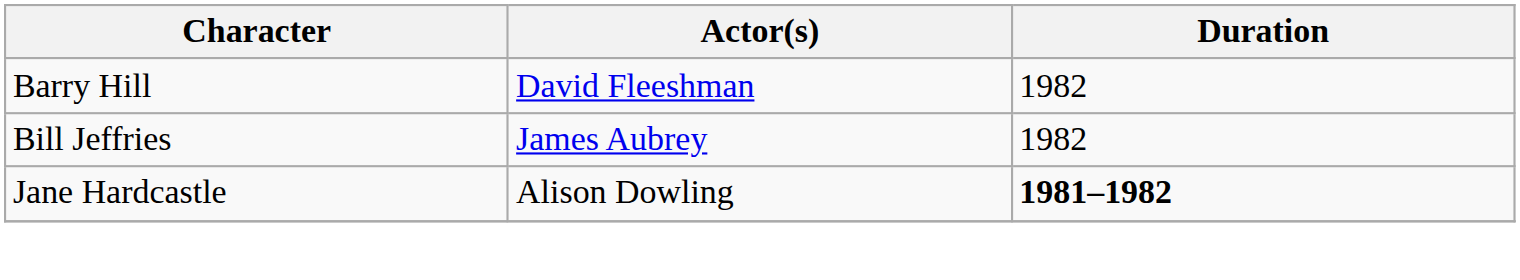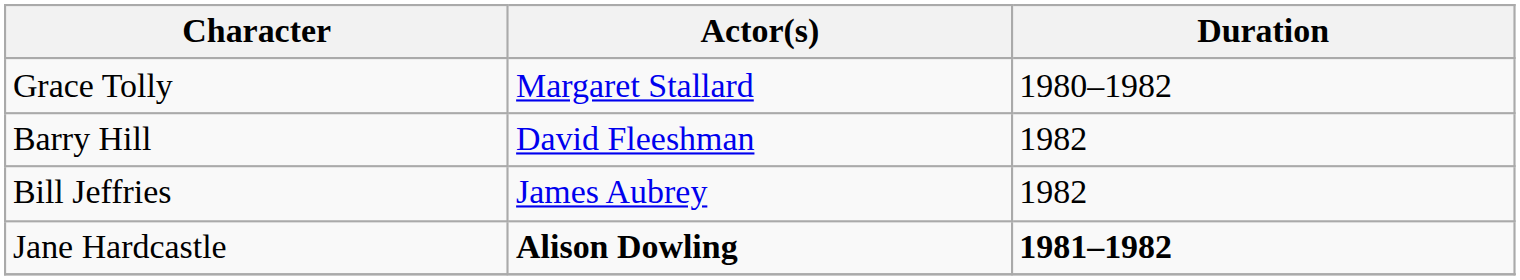+ row: (93, 85)
(625, 192) normal -> (627, 246) bold
